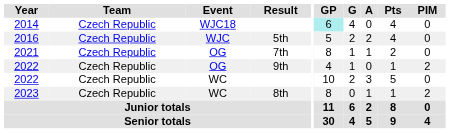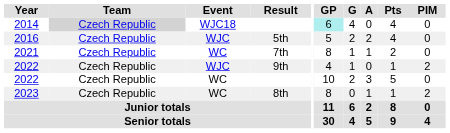(117, 24) no background -> (117, 24) lightgrey background
(218, 52) OG -> (218, 52) WC
(218, 66) OG -> (218, 66) WJC
